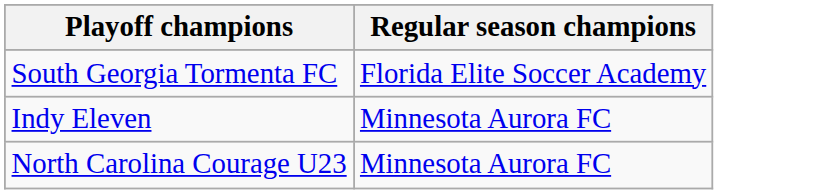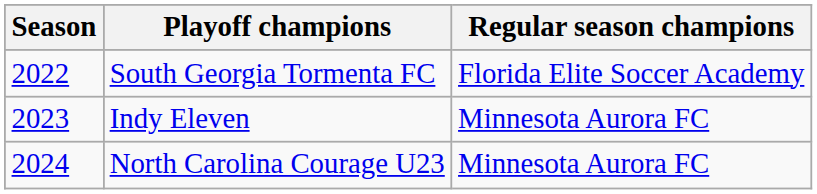+ column: (54, 27)
